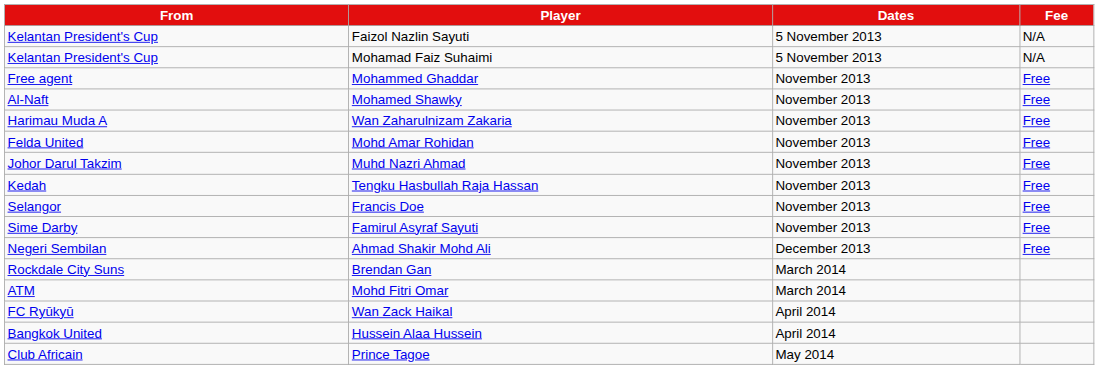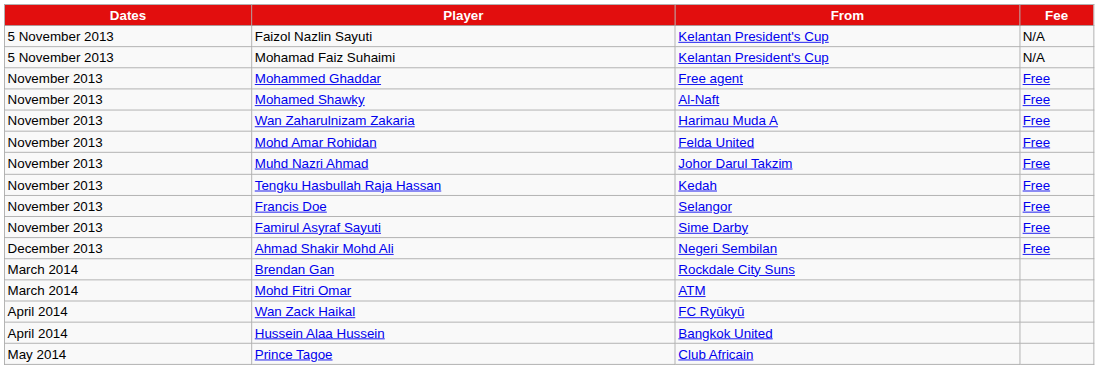columns swapped: (896, 15) <-> (177, 15)
